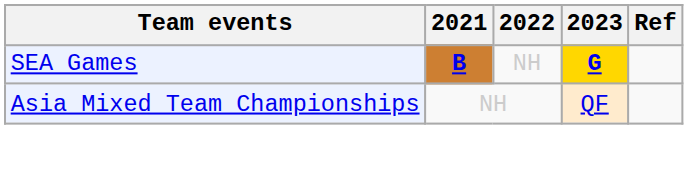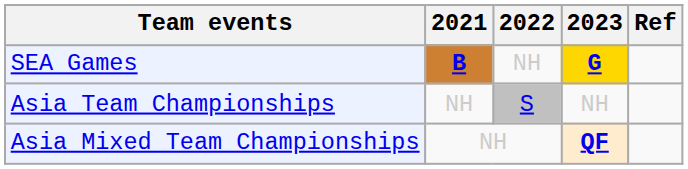+ row: (173, 103)
(595, 103) normal -> (595, 143) bold
